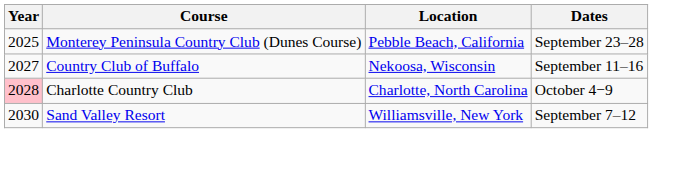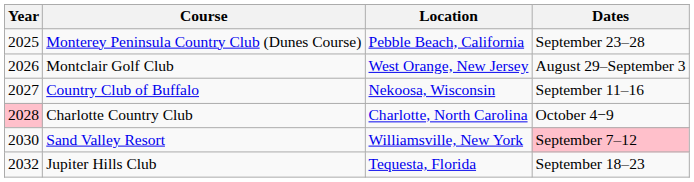+ row: (110, 66)
(585, 115) no background -> (586, 139) pink background
+ row: (101, 164)
